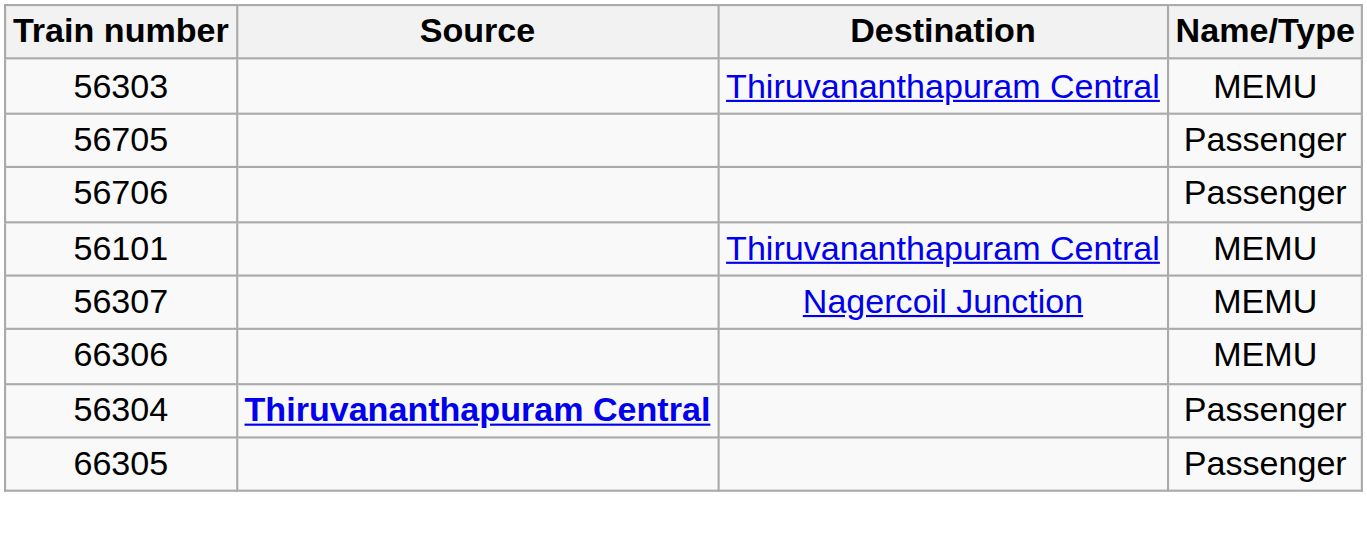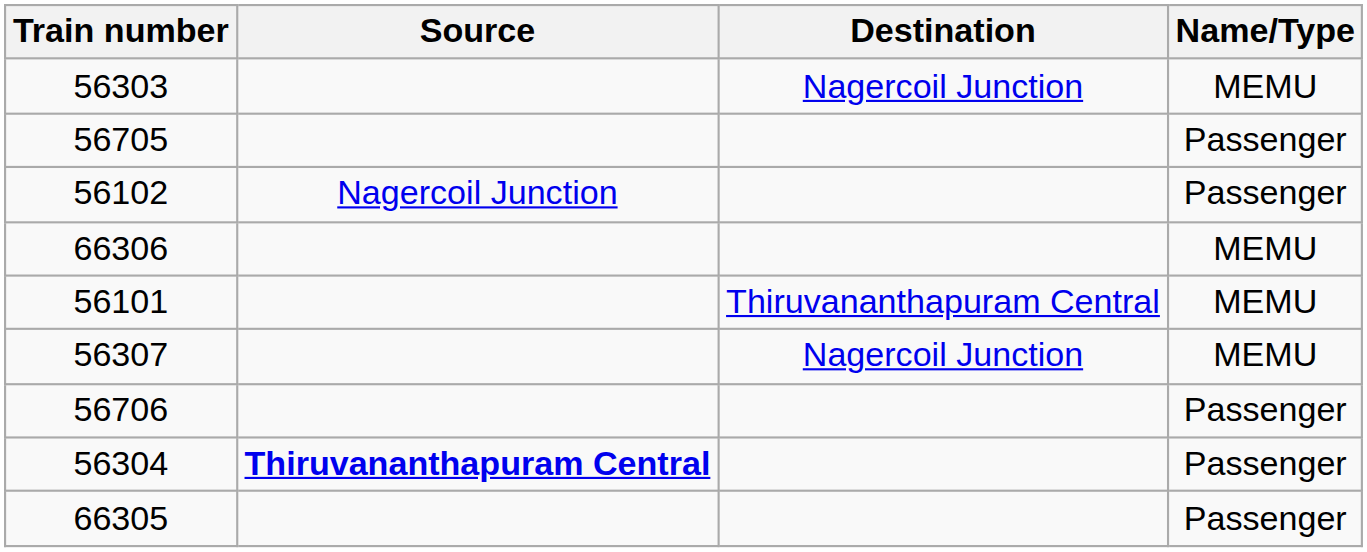(943, 85) Thiruvananthapuram Central -> (943, 85) Nagercoil Junction
+ row: (121, 193)
rows swapped: (121, 355) <-> (121, 193)
